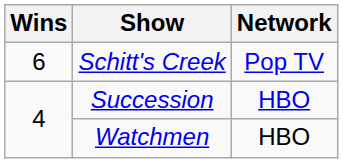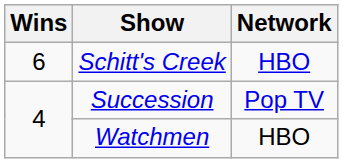(284, 61) Pop TV -> (284, 61) HBO
(284, 99) HBO -> (284, 99) Pop TV
